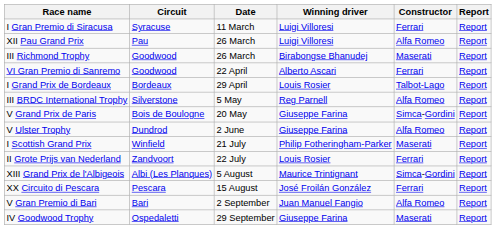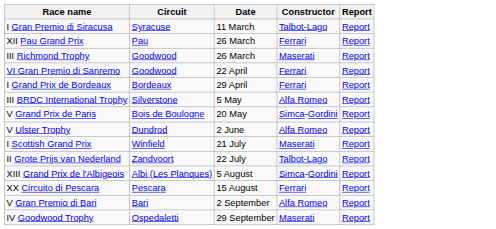- column: (335, 12)
(410, 27) Ferrari -> (303, 27) Talbot-Lago
(420, 41) Alfa Romeo -> (293, 41) Ferrari
(420, 85) Talbot-Lago -> (293, 85) Ferrari
(410, 159) Ferrari -> (303, 159) Talbot-Lago
